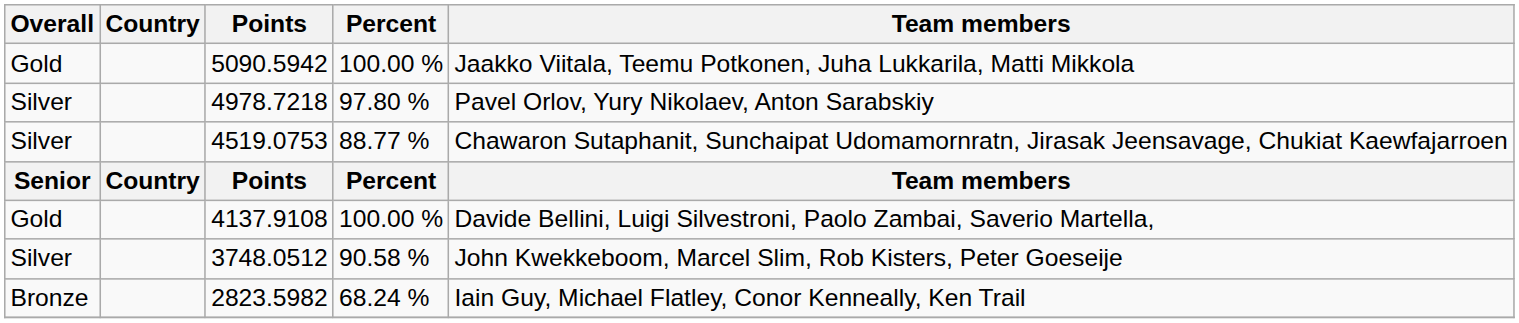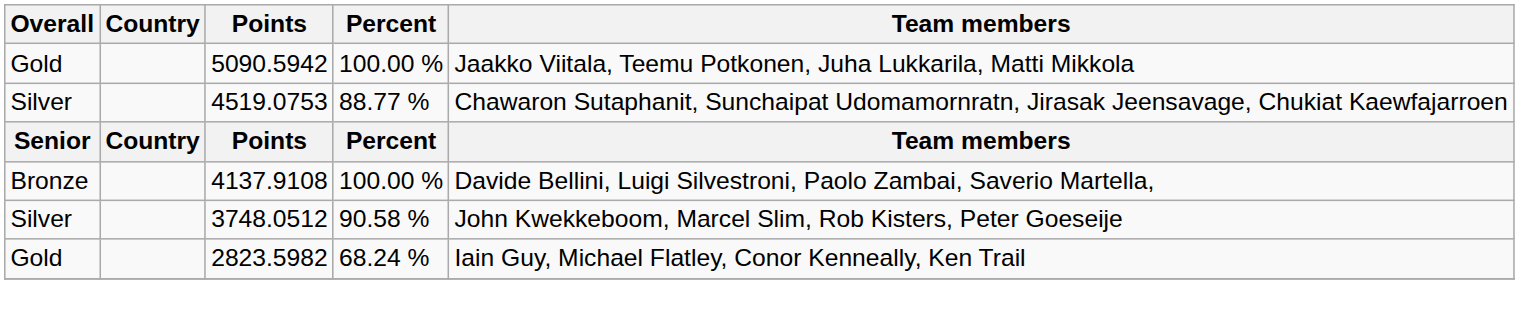- row: (269, 102)
(36, 219) Gold -> (49, 180) Bronze
(49, 297) Bronze -> (36, 258) Gold
